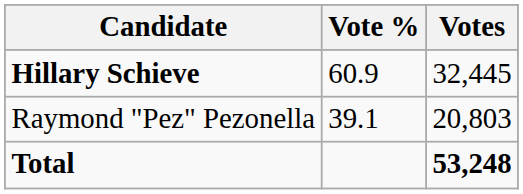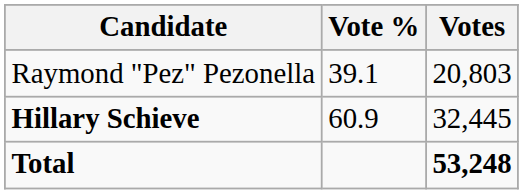rows swapped: (106, 73) <-> (163, 118)
